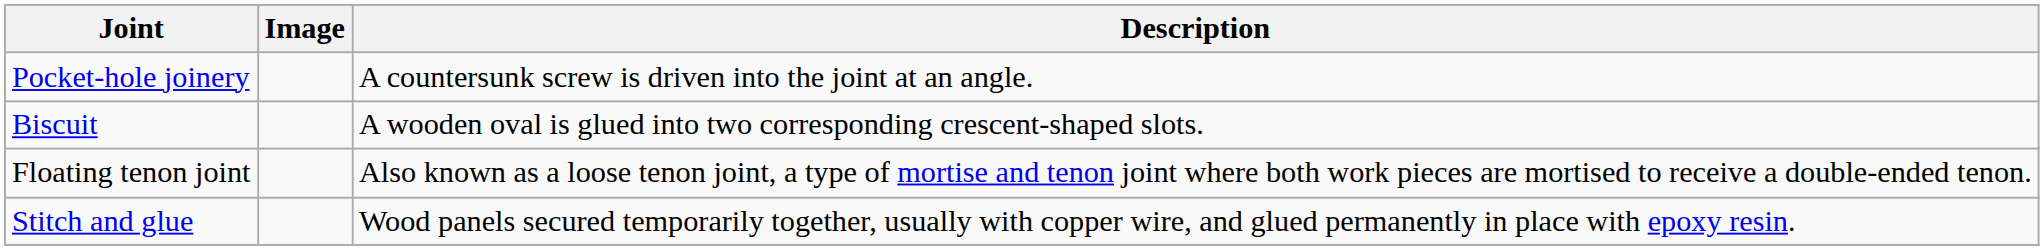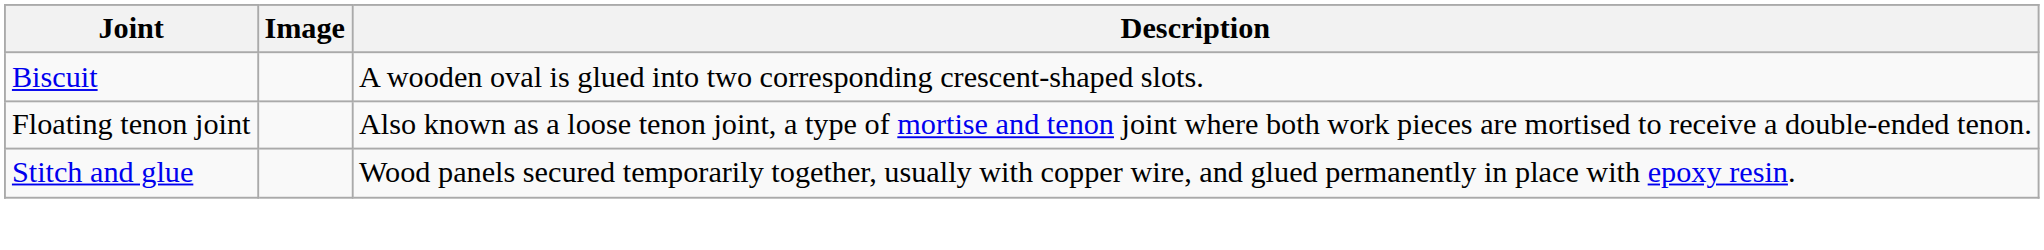- row: (131, 76)
